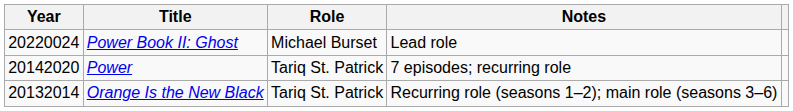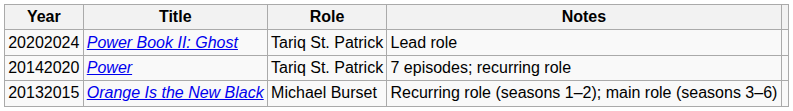(44, 42) 20220024 -> (44, 42) 20202024
(324, 42) Michael Burset -> (327, 42) Tariq St. Patrick
(44, 93) 20132014 -> (44, 93) 20132015
(327, 93) Tariq St. Patrick -> (324, 93) Michael Burset
